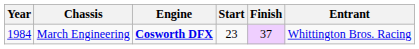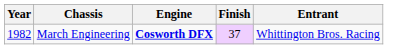- column: (232, 14)
(19, 34) 1984 -> (19, 34) 1982
